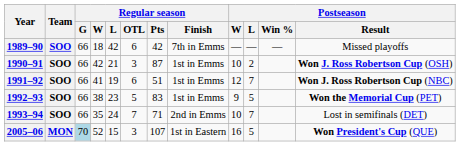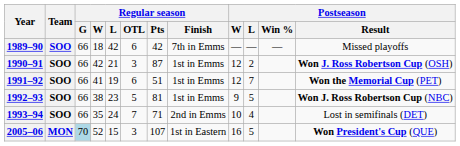(236, 64) 10 -> (236, 64) 12
(375, 81) Won J. Ross Robertson Cup (NBC) -> (375, 81) Won the Memorial Cup (PET)
(157, 98) 83 -> (157, 98) 81
(375, 98) Won the Memorial Cup (PET) -> (375, 98) Won J. Ross Robertson Cup (NBC)
(251, 115) 7 -> (251, 115) 4
